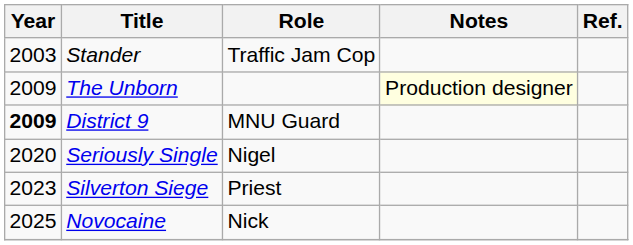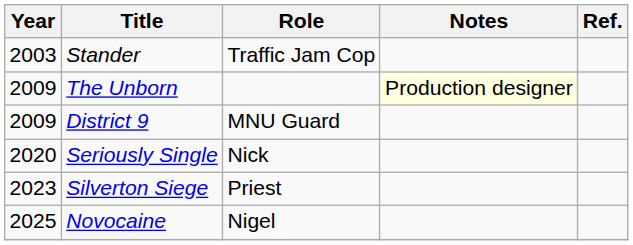(33, 121) bold -> (33, 121) normal
(252, 155) Nigel -> (248, 155) Nick
(248, 222) Nick -> (252, 222) Nigel
